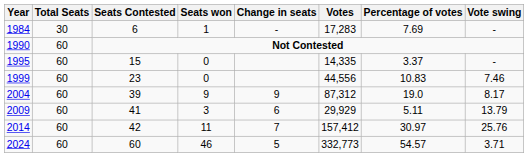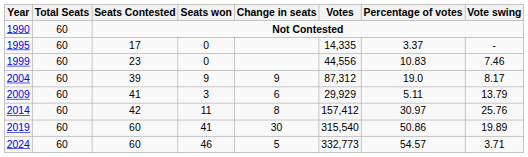- row: (18, 29)
(135, 62) 15 -> (135, 45) 17
(277, 128) 7 -> (277, 111) 8
+ row: (18, 128)
